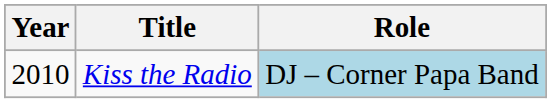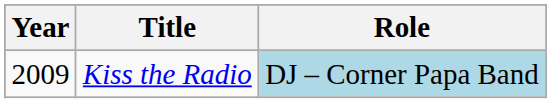(41, 73) 2010 -> (41, 73) 2009
